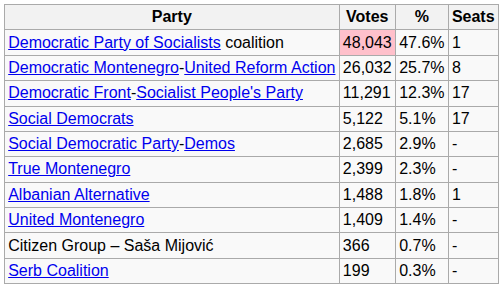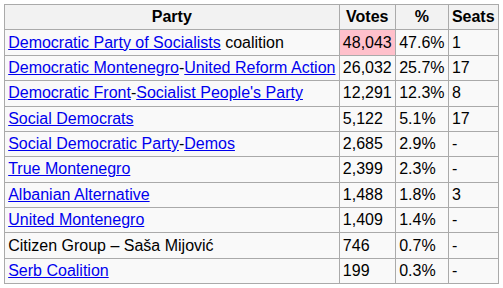(456, 67) 8 -> (461, 67) 17
(367, 93) 11,291 -> (367, 93) 12,291
(461, 93) 17 -> (456, 93) 8
(456, 194) 1 -> (456, 194) 3
(356, 245) 366 -> (356, 245) 746
